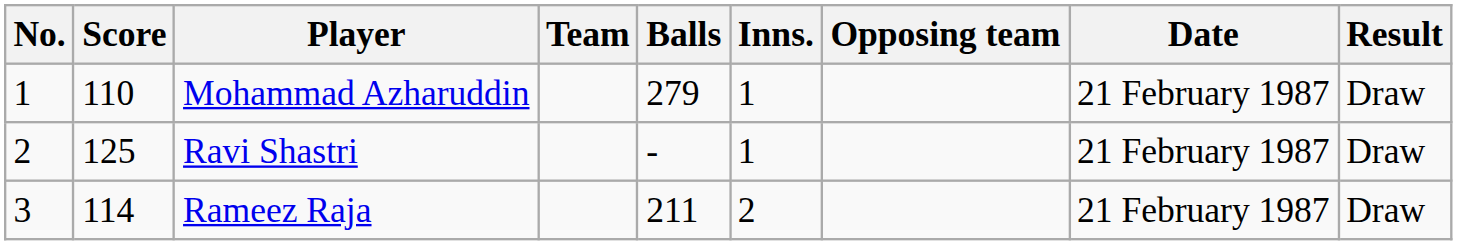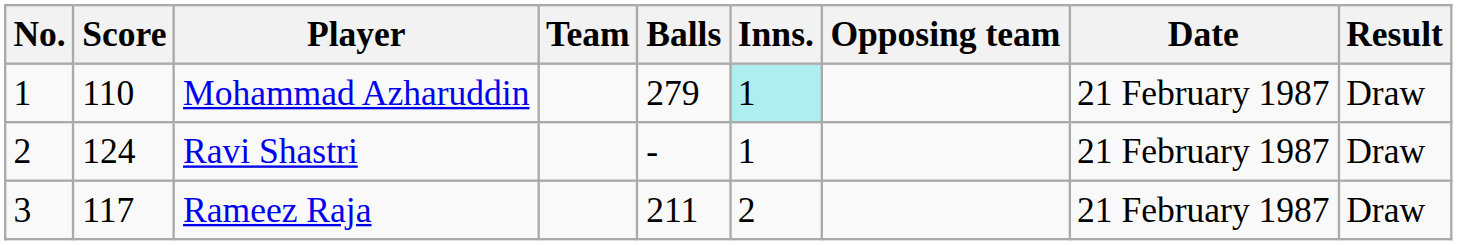(747, 92) no background -> (747, 92) paleturquoise background
(109, 151) 125 -> (109, 151) 124
(108, 209) 114 -> (108, 209) 117
